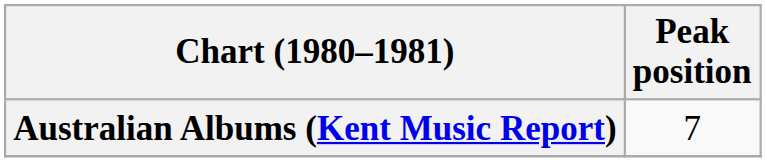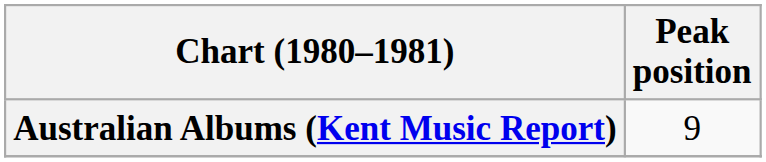(692, 127) 7 -> (692, 127) 9
